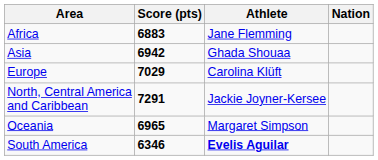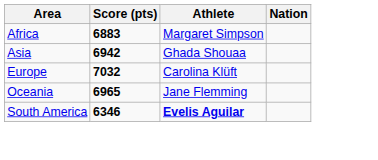(250, 33) Jane Flemming -> (213, 33) Margaret Simpson
(151, 72) 7029 -> (107, 72) 7032
- row: (70, 99)
(258, 125) Margaret Simpson -> (205, 92) Jane Flemming
